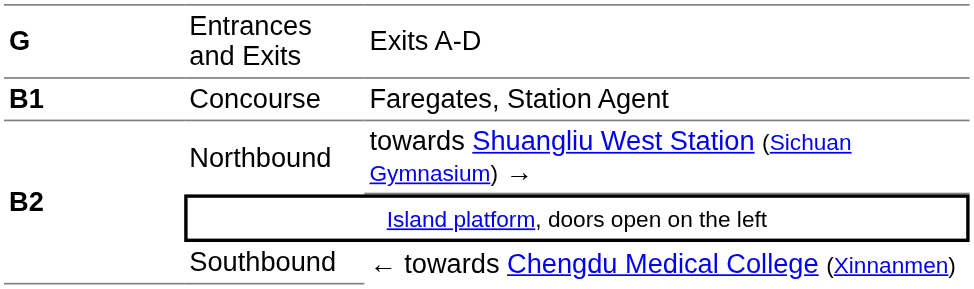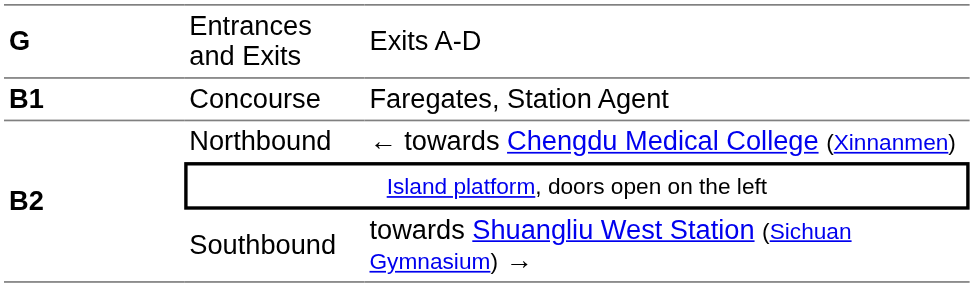(611, 156) towards Shuangliu West Station (Sichuan Gymnasium) → -> (663, 141) ← towards Chengdu Medical College (Xinnanmen)
(663, 262) ← towards Chengdu Medical College (Xinnanmen) -> (611, 245) towards Shuangliu West Station (Sichuan Gymnasium) →
